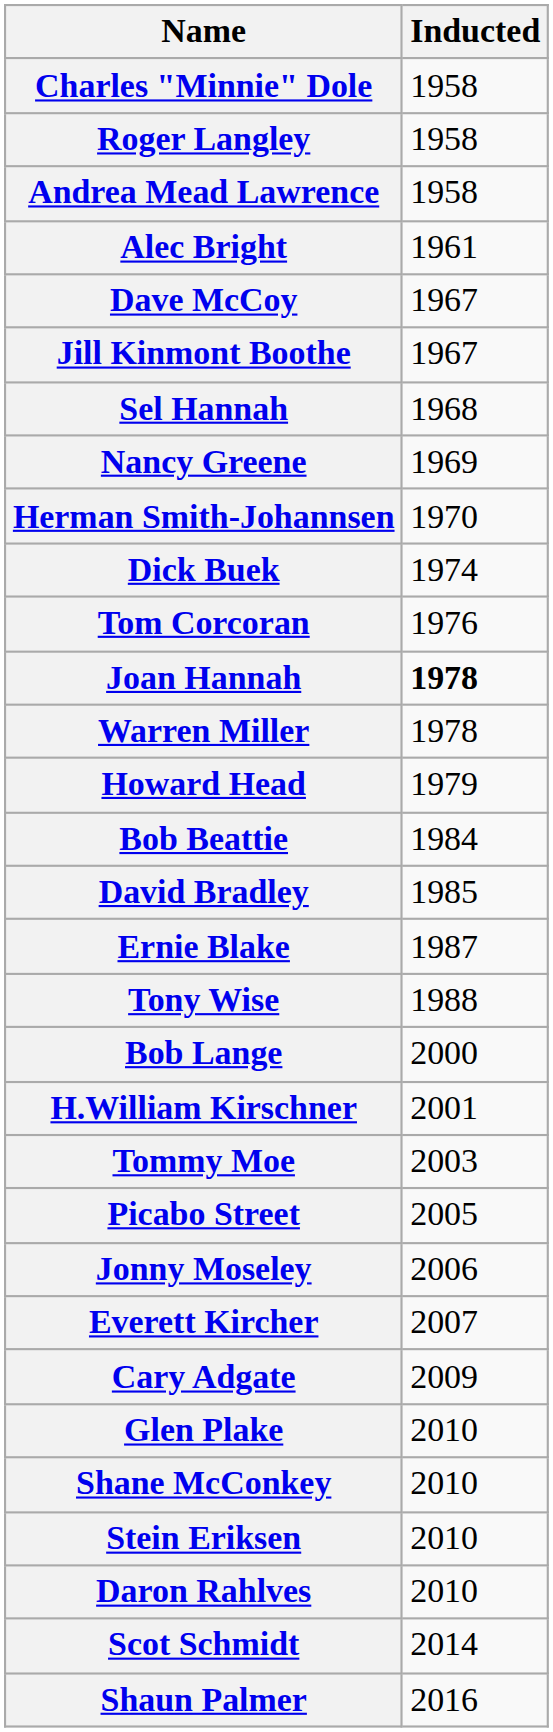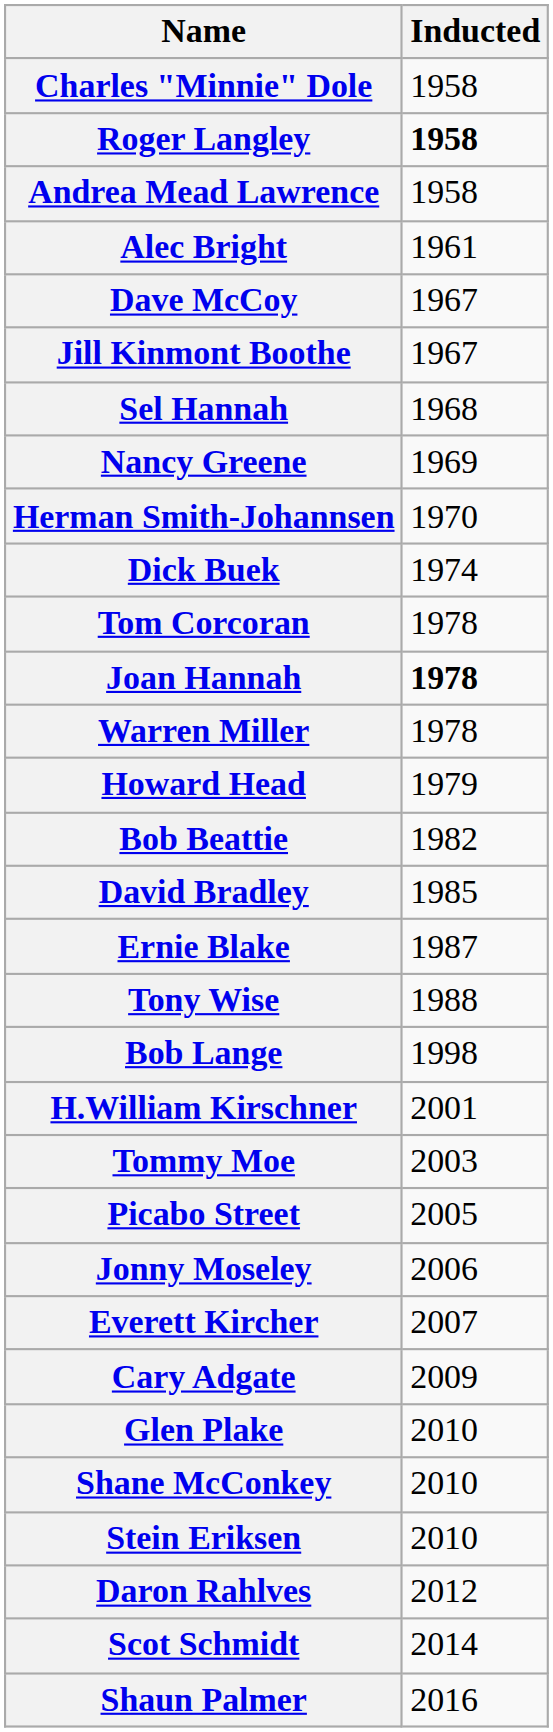(444, 138) normal -> (444, 138) bold
(444, 623) 1976 -> (444, 623) 1978
(444, 838) 1984 -> (444, 838) 1982
(444, 1053) 2000 -> (444, 1053) 1998
(444, 1591) 2010 -> (444, 1591) 2012
